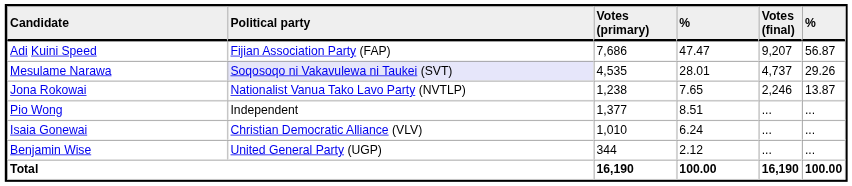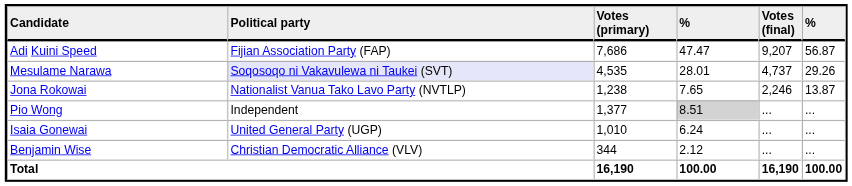(691, 110) no background -> (691, 110) lightgrey background
(326, 130) Christian Democratic Alliance (VLV) -> (306, 130) United General Party (UGP)
(306, 150) United General Party (UGP) -> (326, 150) Christian Democratic Alliance (VLV)
